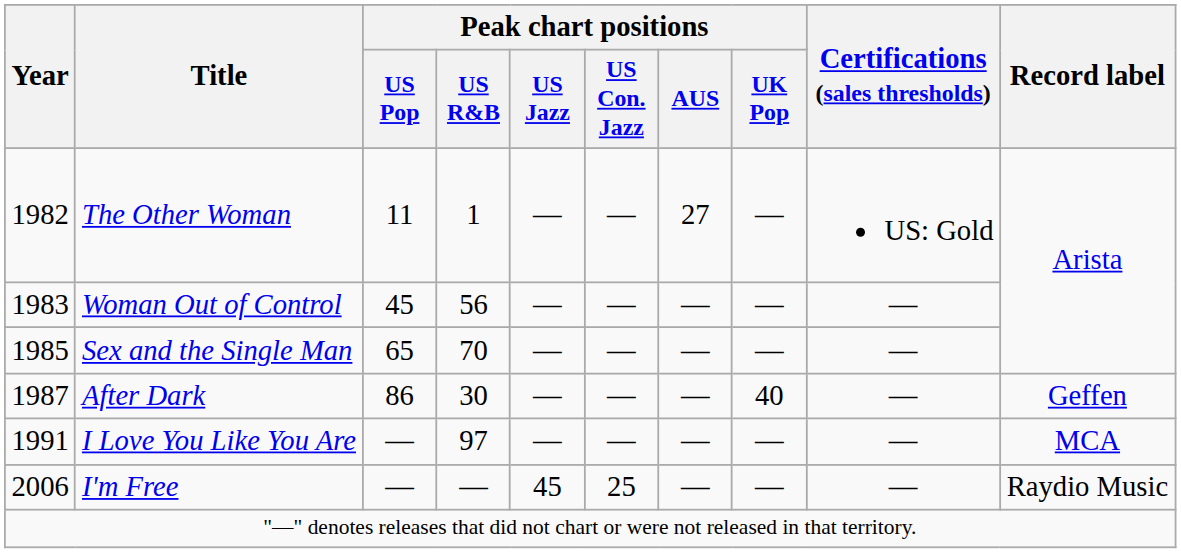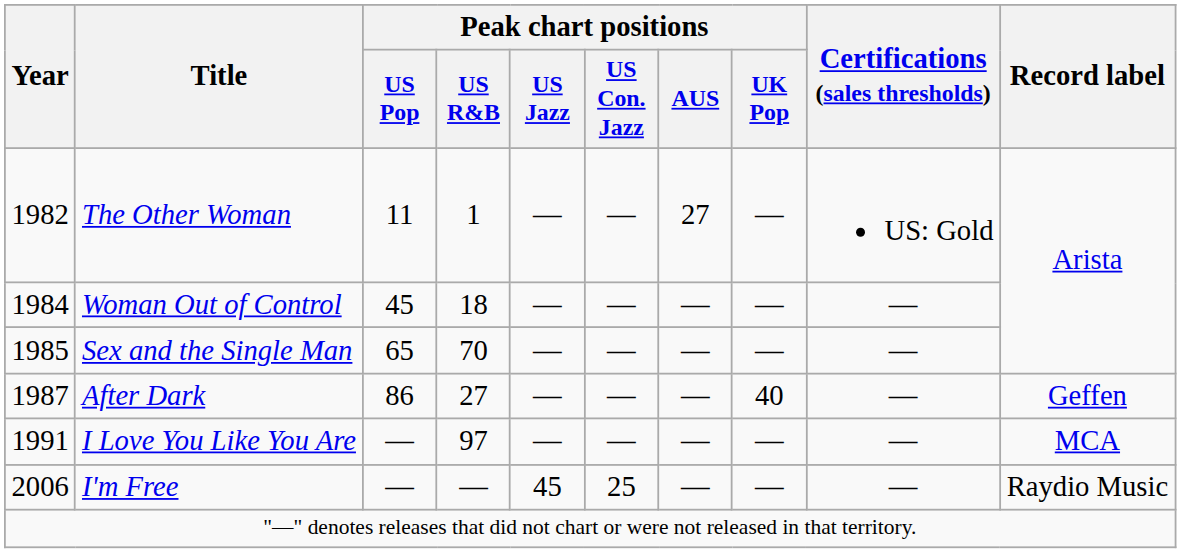(40, 304) 1983 -> (40, 304) 1984
(473, 304) 56 -> (473, 304) 18
(473, 395) 30 -> (473, 395) 27
